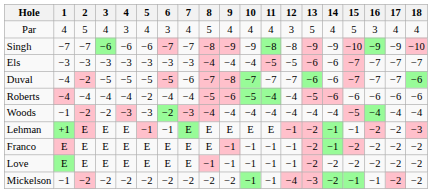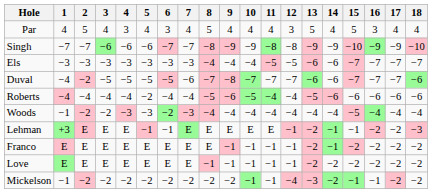(64, 130) +1 -> (64, 130) +3
